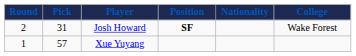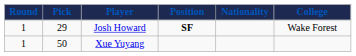(24, 28) 2 -> (24, 28) 1
(62, 28) 31 -> (62, 28) 29
(62, 43) 57 -> (62, 43) 50
